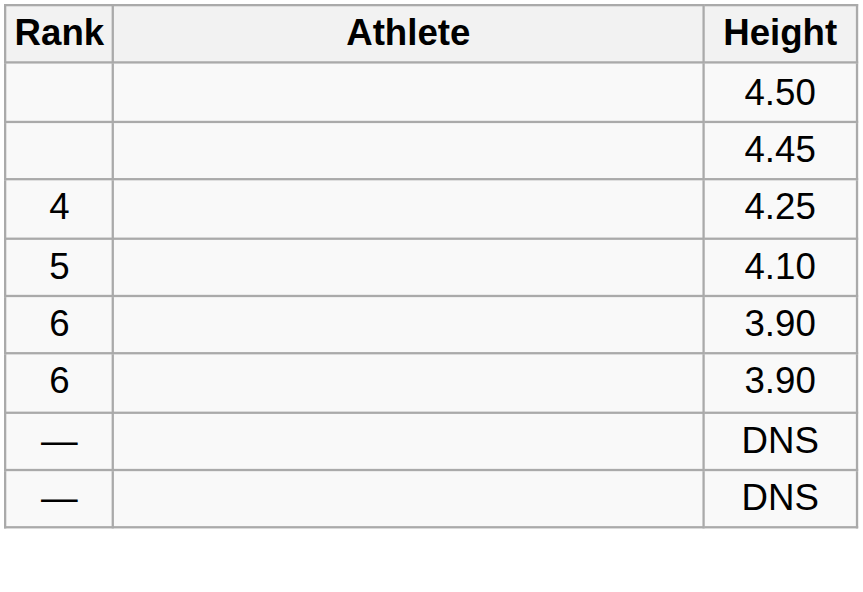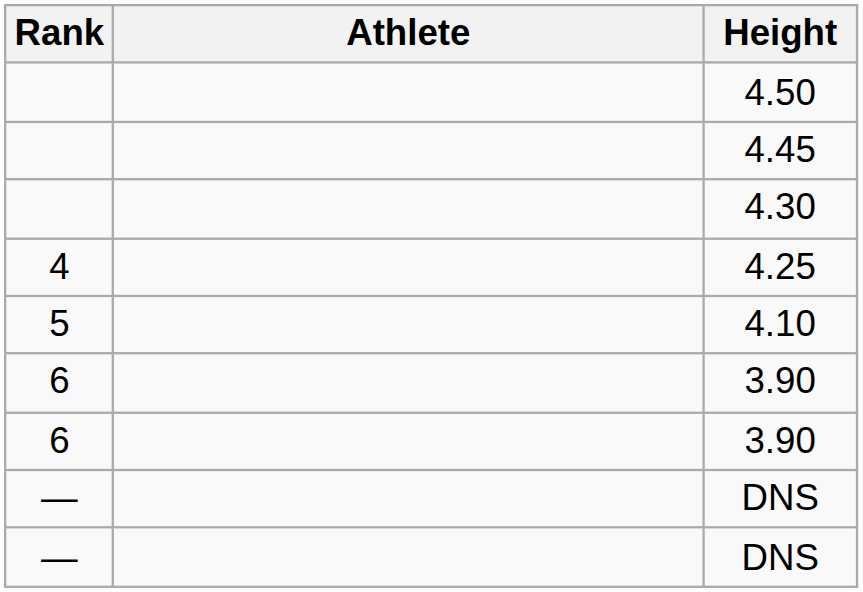+ row: (59, 209)
